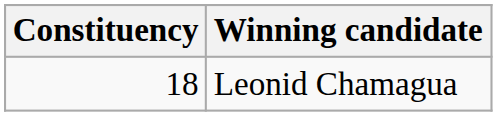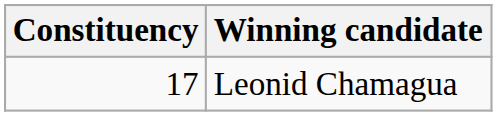(182, 83) 18 -> (182, 83) 17
